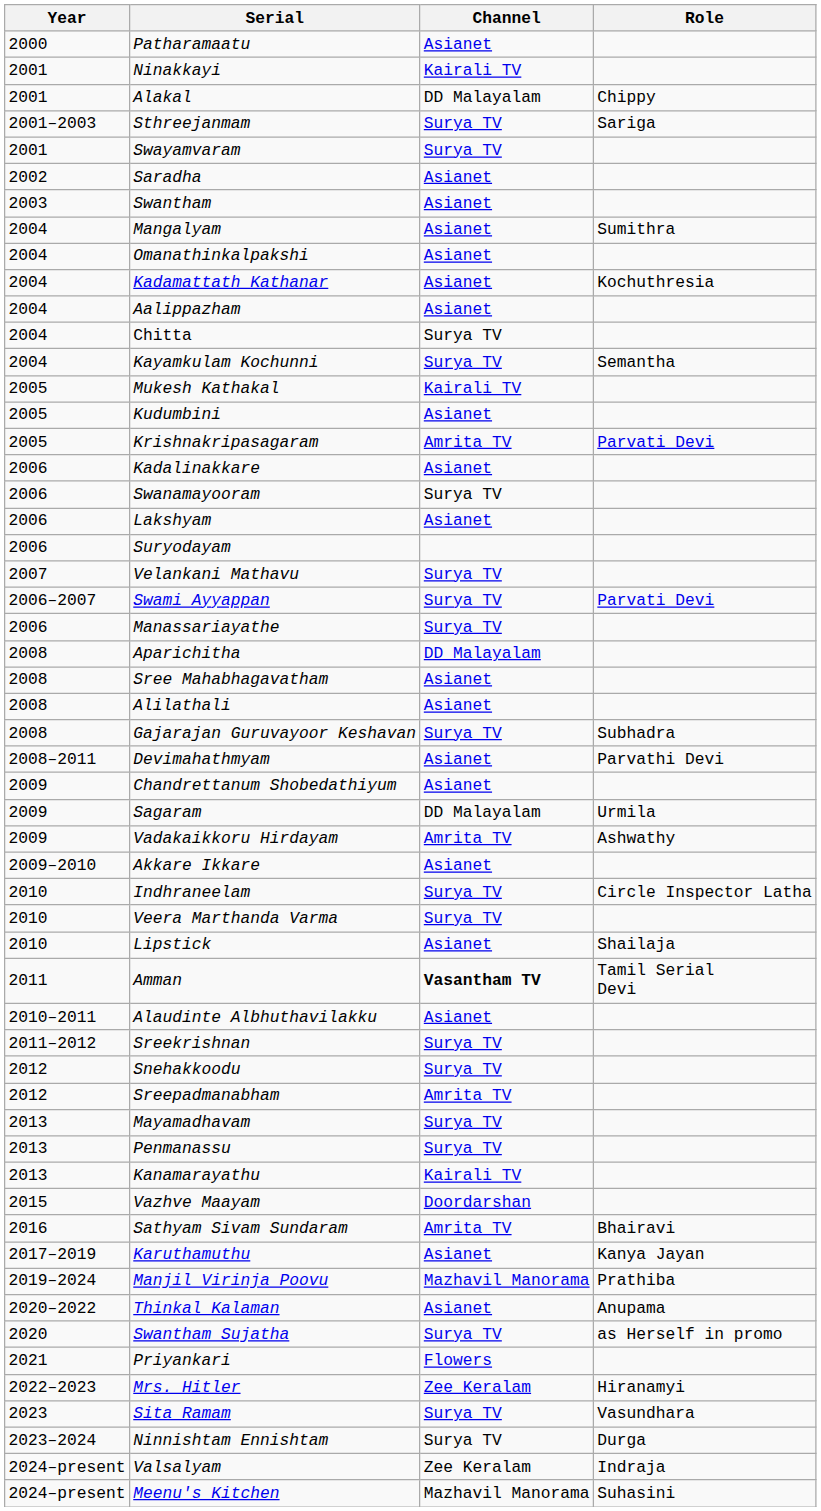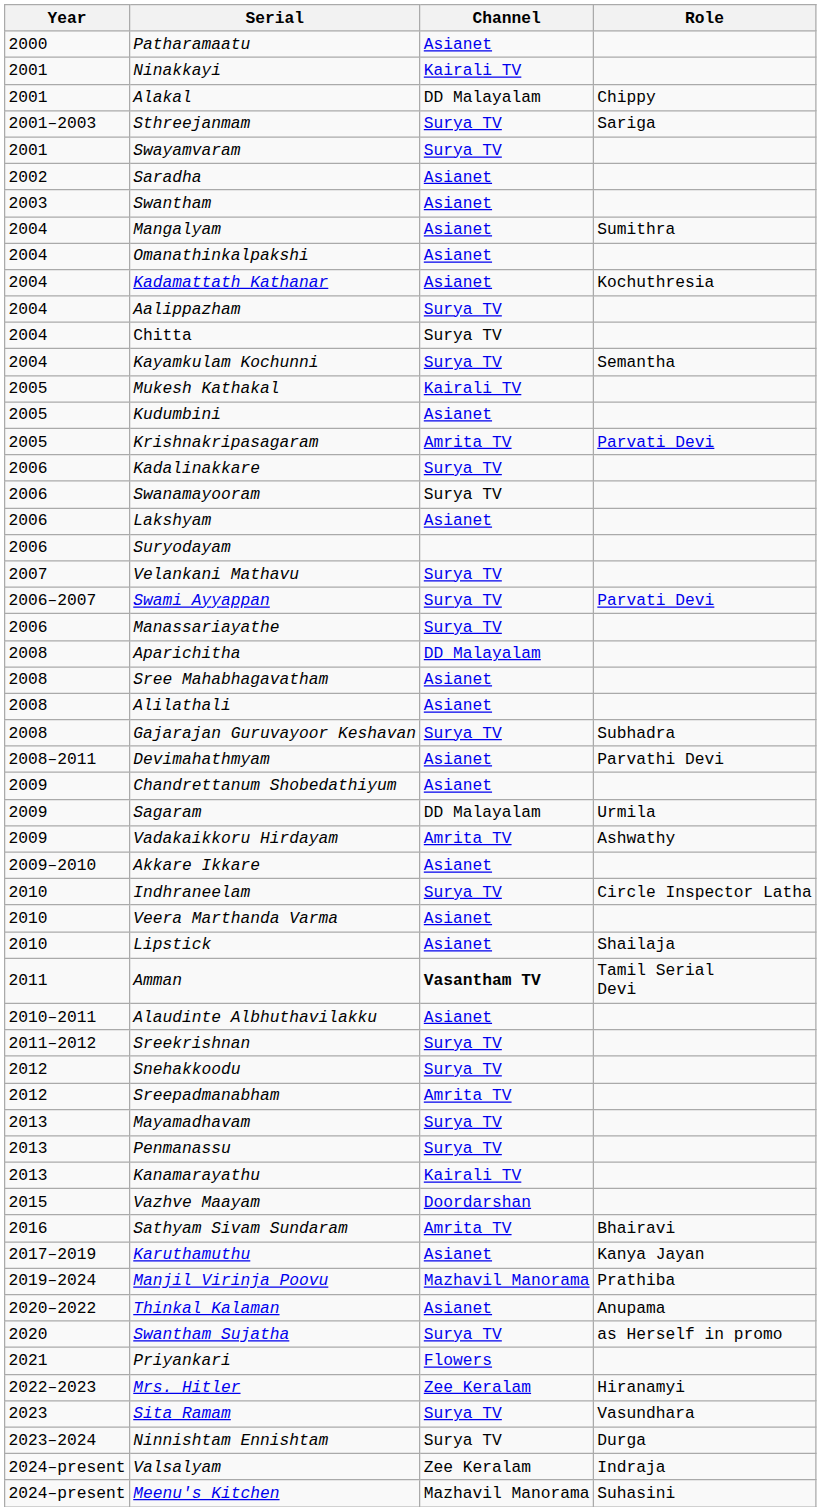(458, 309) Asianet -> (463, 309) Surya TV
(458, 468) Asianet -> (463, 468) Surya TV
(463, 918) Surya TV -> (458, 918) Asianet
